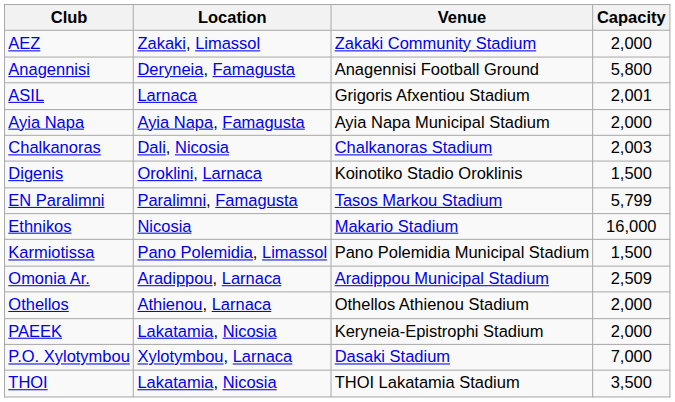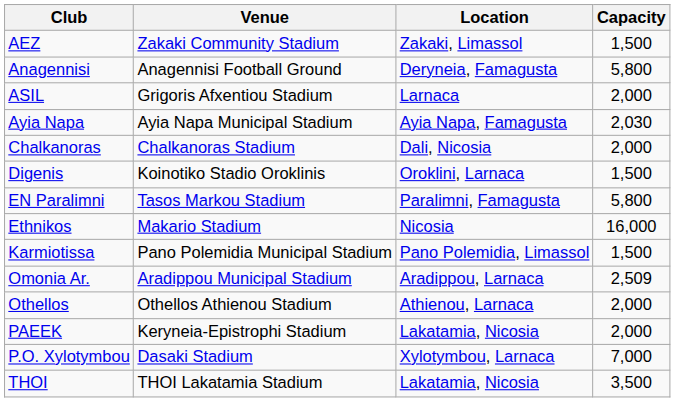columns swapped: (232, 17) <-> (462, 17)
(631, 43) 2,000 -> (631, 43) 1,500
(631, 95) 2,001 -> (631, 95) 2,000
(631, 122) 2,000 -> (631, 122) 2,030
(631, 148) 2,003 -> (631, 148) 2,000
(631, 200) 5,799 -> (631, 200) 5,800
